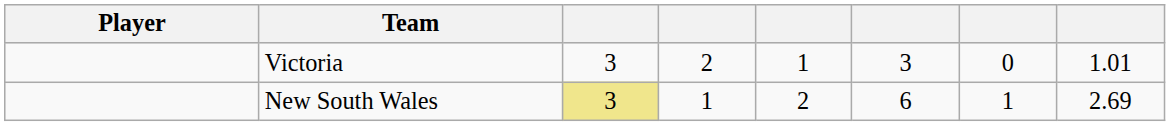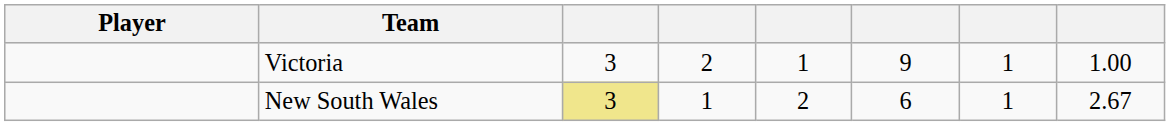(905, 62) 3 -> (905, 62) 9
(1008, 62) 0 -> (1008, 62) 1
(1110, 62) 1.01 -> (1110, 62) 1.00
(1110, 100) 2.69 -> (1110, 100) 2.67
